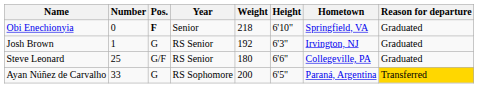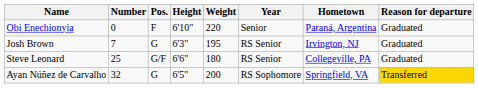columns swapped: (287, 12) <-> (203, 12)
(154, 28) bold -> (153, 28) normal
(245, 28) 218 -> (213, 28) 220
(337, 28) Springfield, VA -> (341, 28) Paraná, Argentina
(113, 43) 1 -> (113, 43) 7
(245, 43) 192 -> (213, 43) 195
(116, 75) 33 -> (116, 75) 32
(341, 75) Paraná, Argentina -> (337, 75) Springfield, VA
